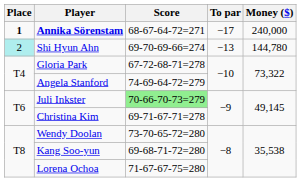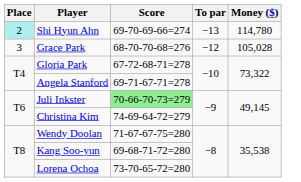- row: (80, 30)
(270, 47) 144,780 -> (255, 30) 114,780
+ row: (61, 47)
(167, 82) 74-69-64-72=279 -> (152, 82) 69-71-67-71=278
(167, 116) 69-71-67-71=278 -> (152, 116) 74-69-64-72=279
(167, 133) 73-70-65-72=280 -> (152, 133) 71-67-67-75=280
(167, 168) 71-67-67-75=280 -> (152, 168) 73-70-65-72=280
